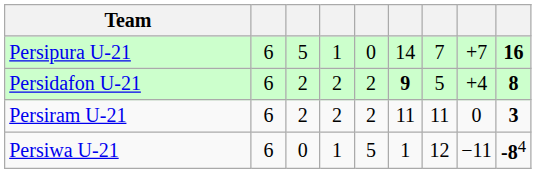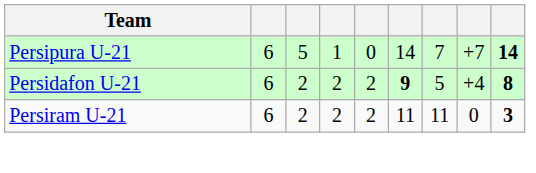(514, 52) 16 -> (508, 52) 14
- row: (64, 149)
